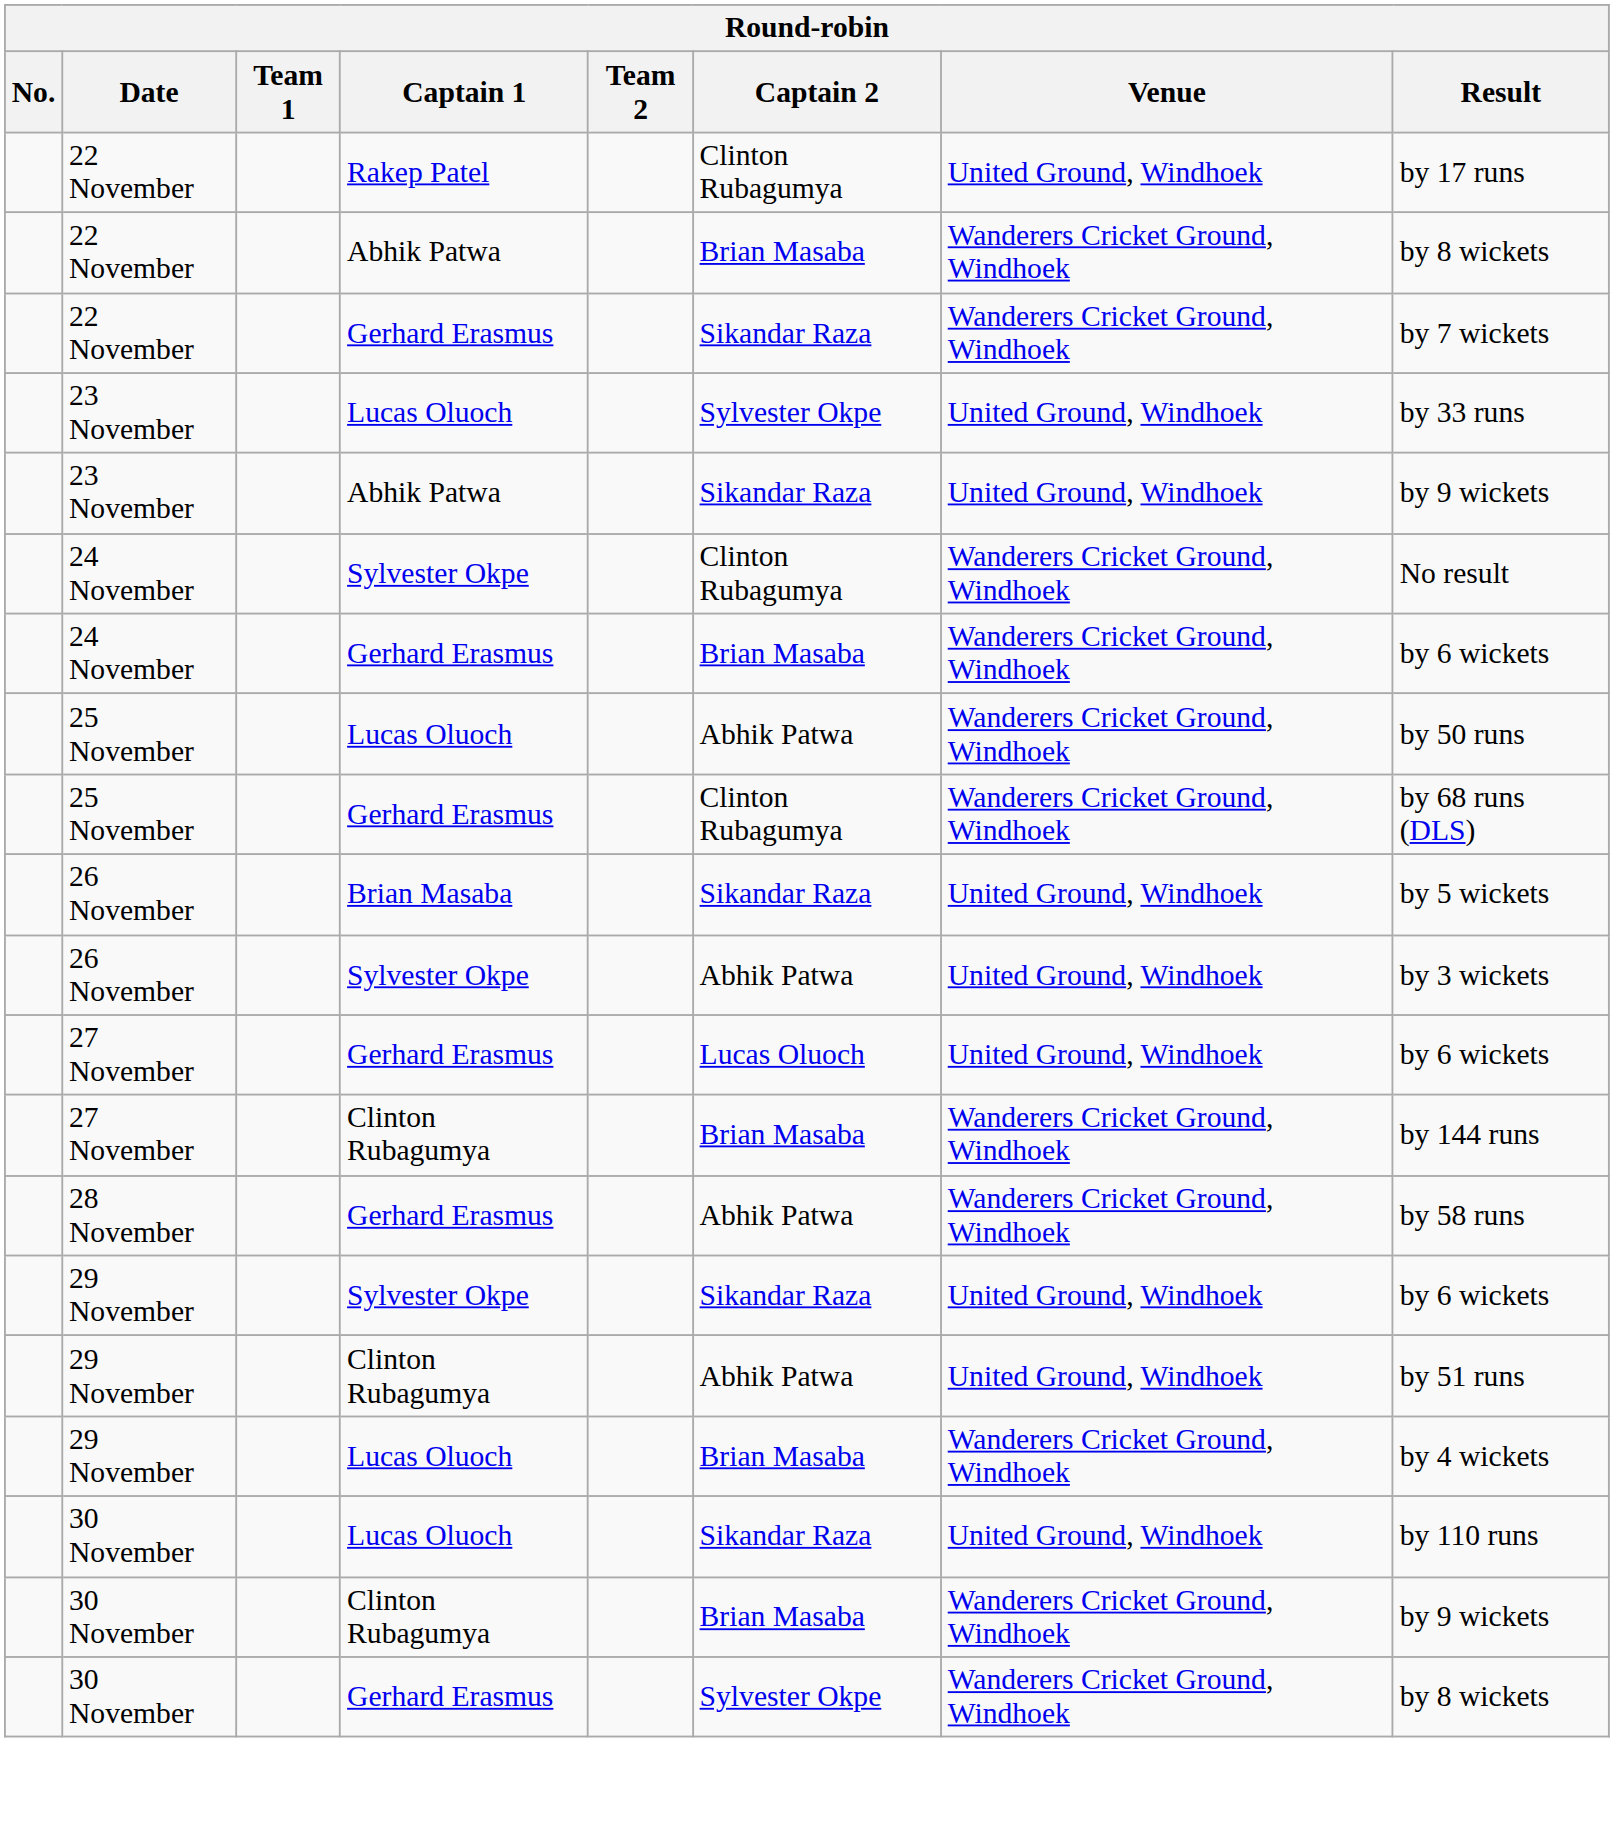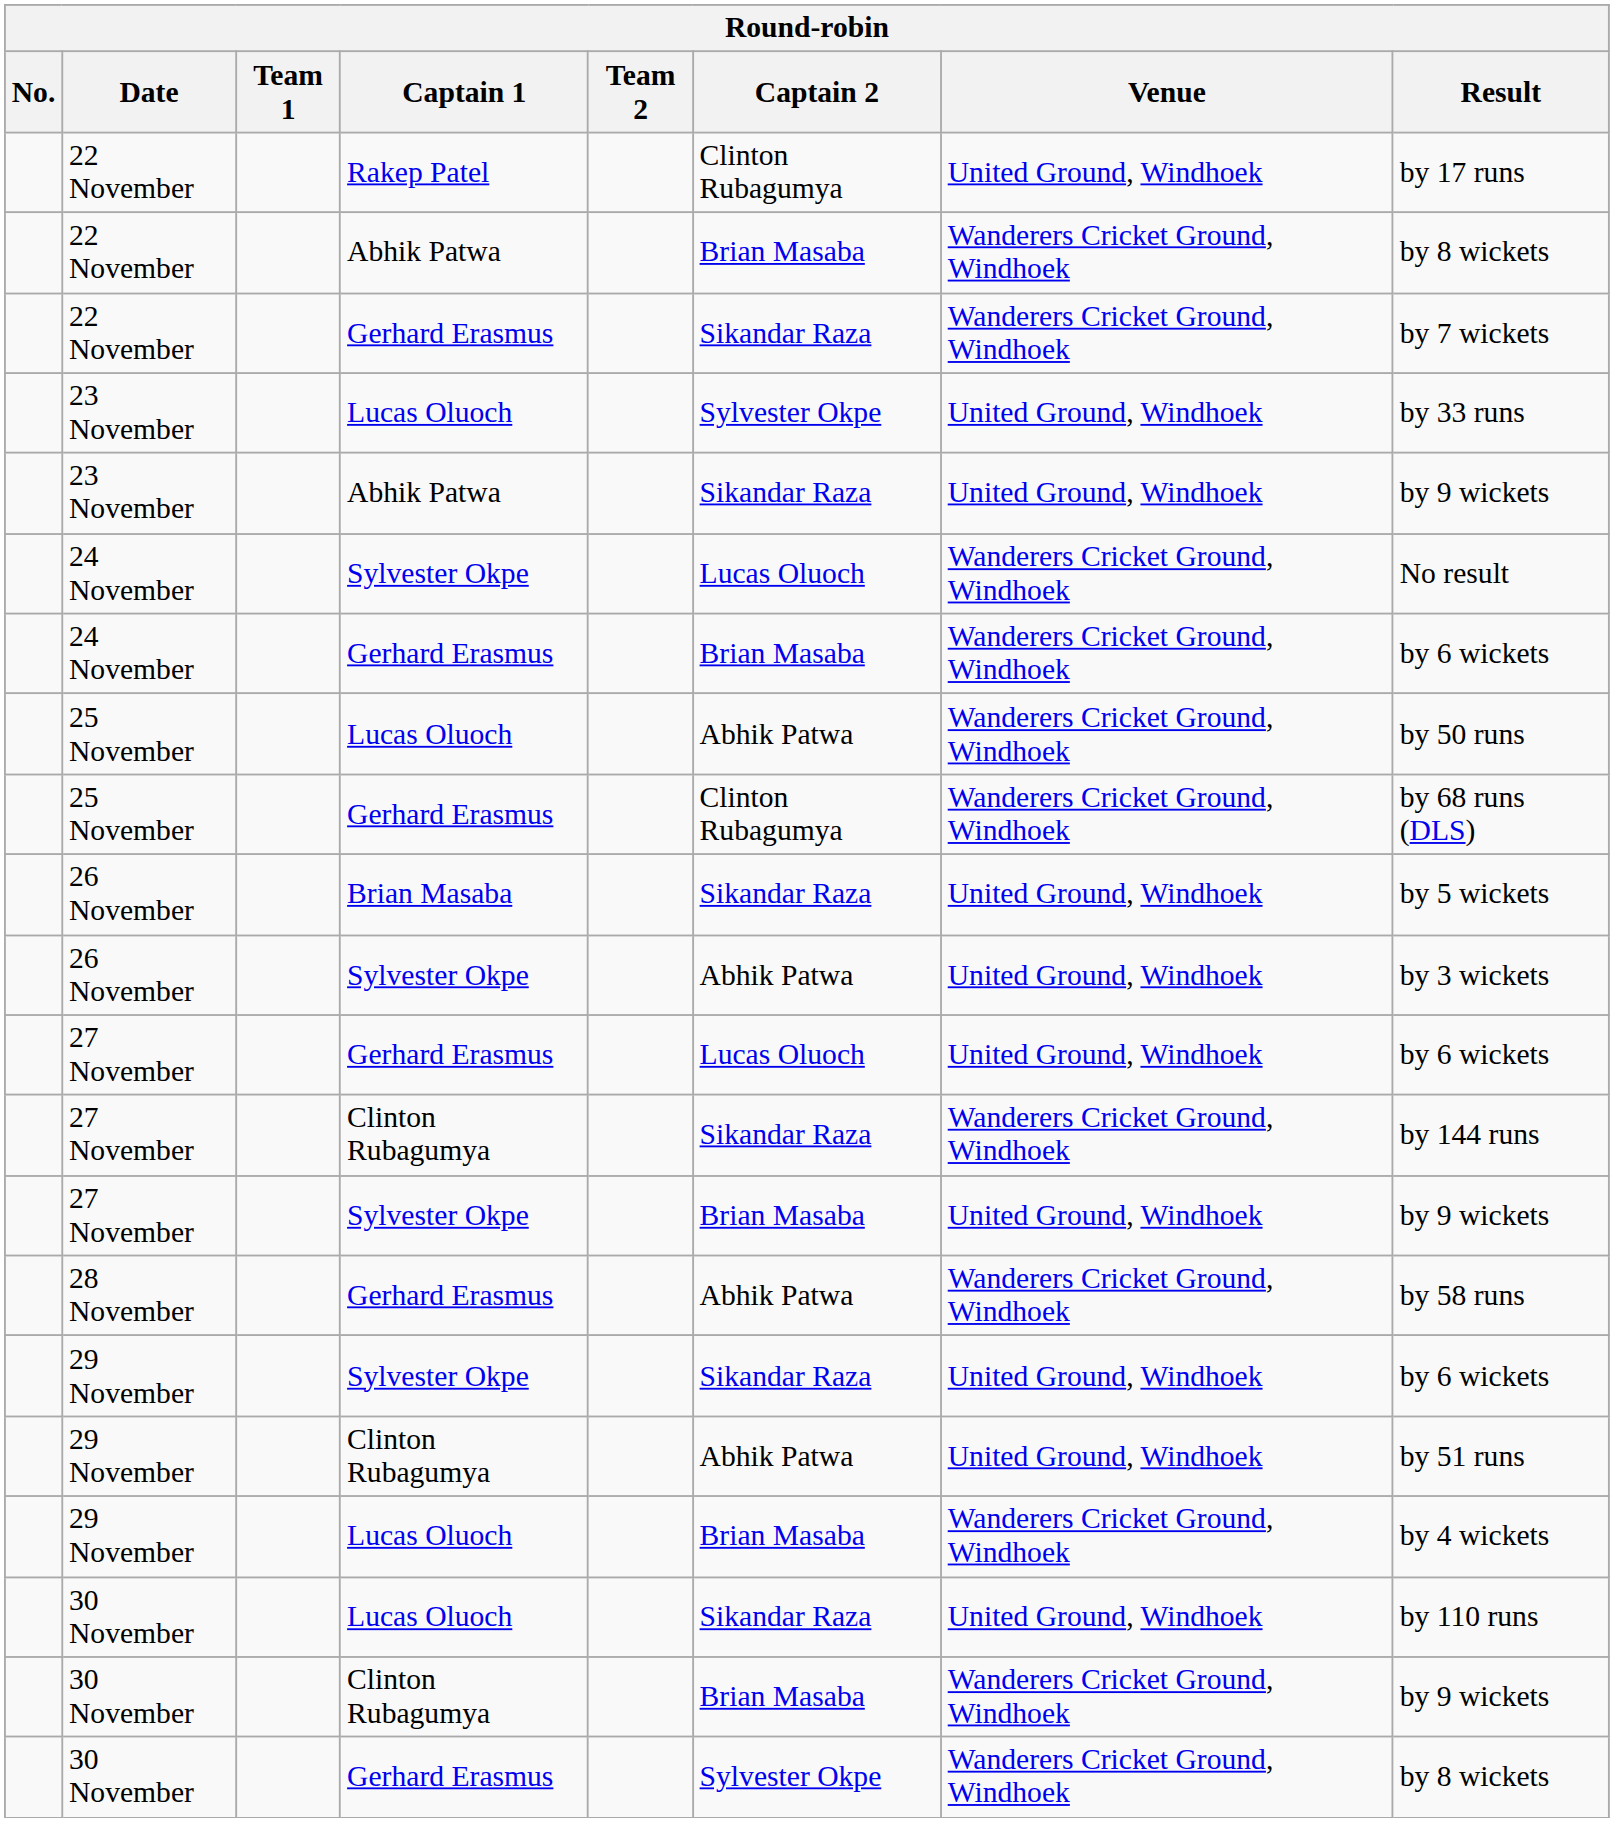(771, 573) Clinton Rubagumya -> (782, 573) Lucas Oluoch
(782, 1134) Brian Masaba -> (785, 1134) Sikandar Raza
+ row: (131, 1214)
